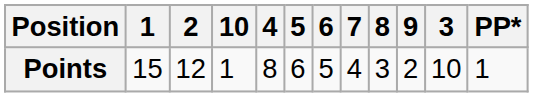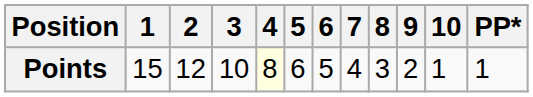columns swapped: (446, 26) <-> (234, 26)
(270, 69) no background -> (270, 69) lightyellow background
